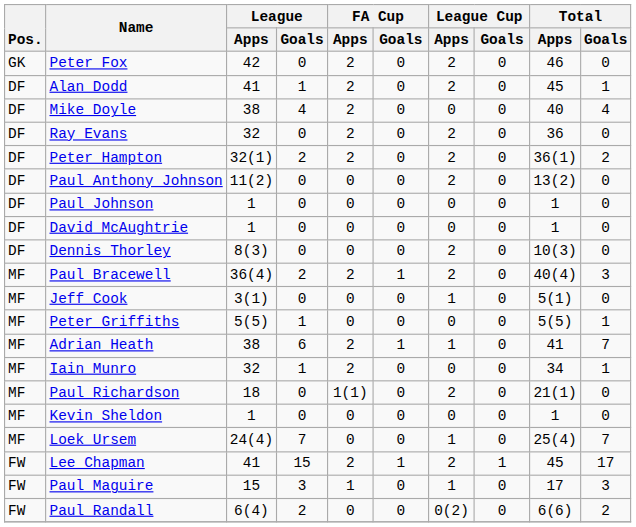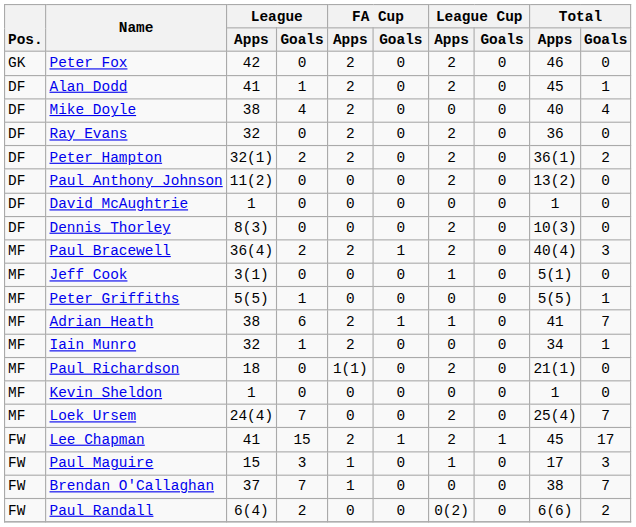- row: (101, 204)
(451, 440) 1 -> (451, 416) 2
+ row: (132, 487)
